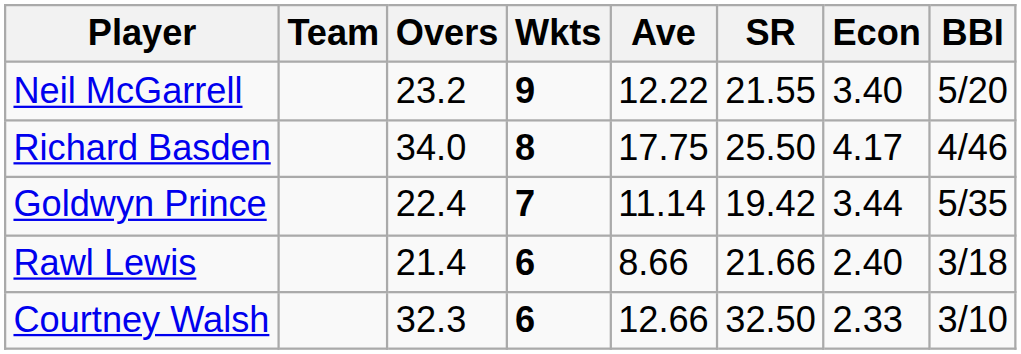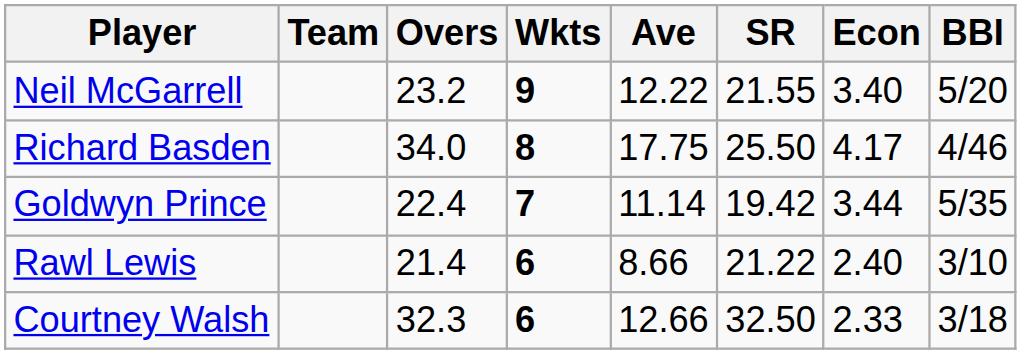(771, 262) 21.66 -> (771, 262) 21.22
(973, 262) 3/18 -> (973, 262) 3/10
(973, 319) 3/10 -> (973, 319) 3/18
